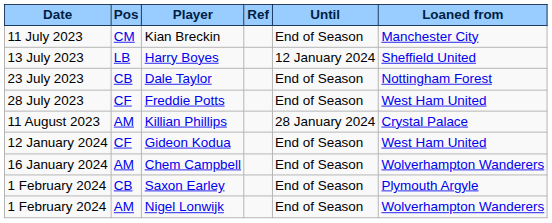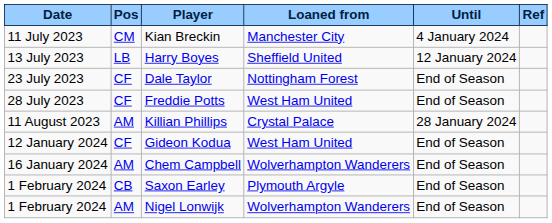columns swapped: (463, 15) <-> (258, 15)
(319, 36) End of Season -> (463, 36) 4 January 2024
(123, 79) CB -> (123, 79) CF
